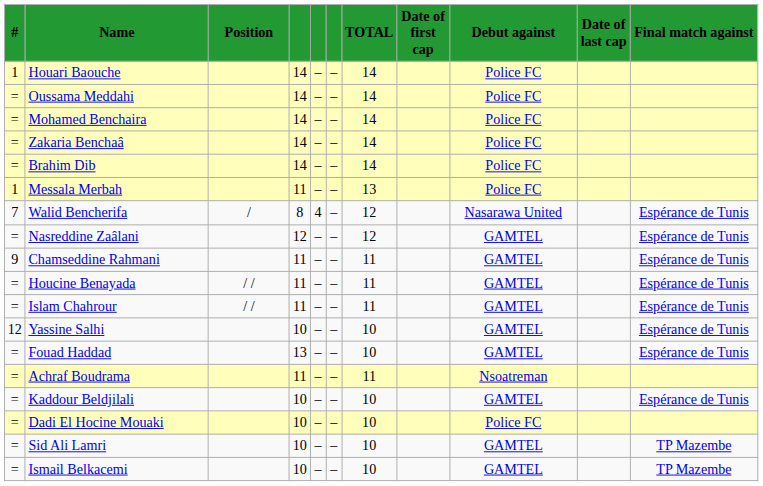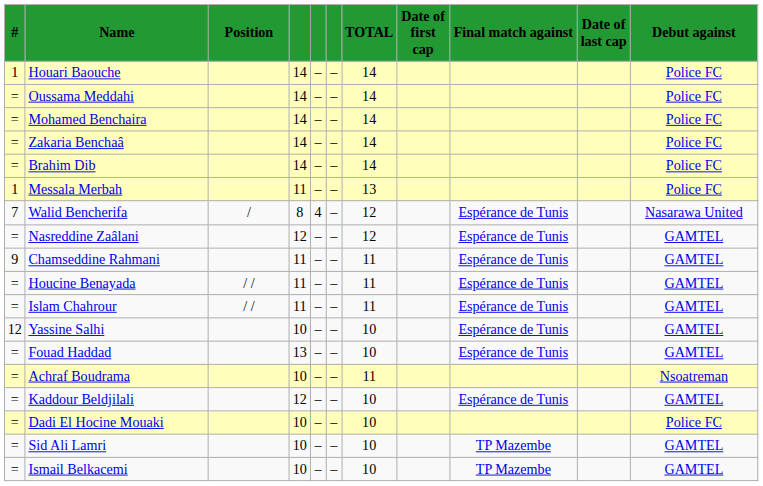columns swapped: (513, 33) <-> (694, 33)
(300, 376) 11 -> (300, 376) 10
(300, 399) 10 -> (300, 399) 12
